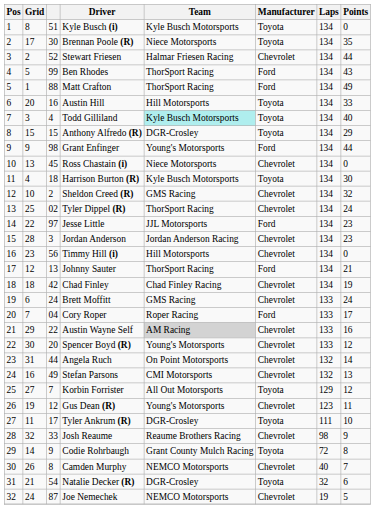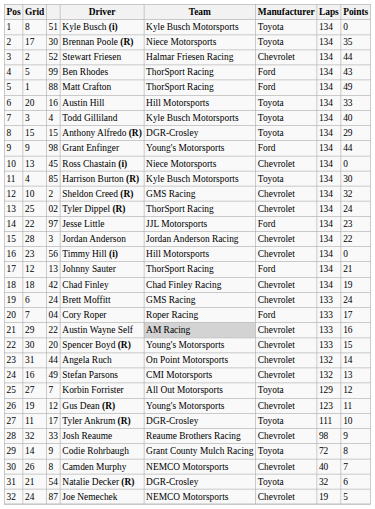(192, 117) paleturquoise background -> (192, 117) no background
(53, 178) 18 -> (53, 178) 85
(348, 238) 23 -> (348, 238) 22
(348, 345) 12 -> (348, 345) 15
